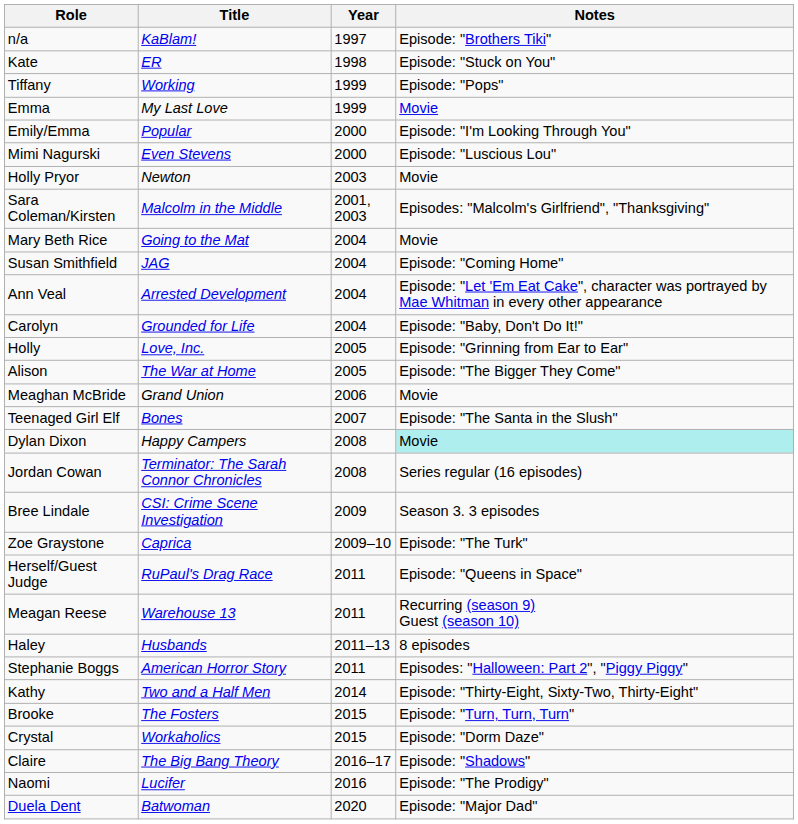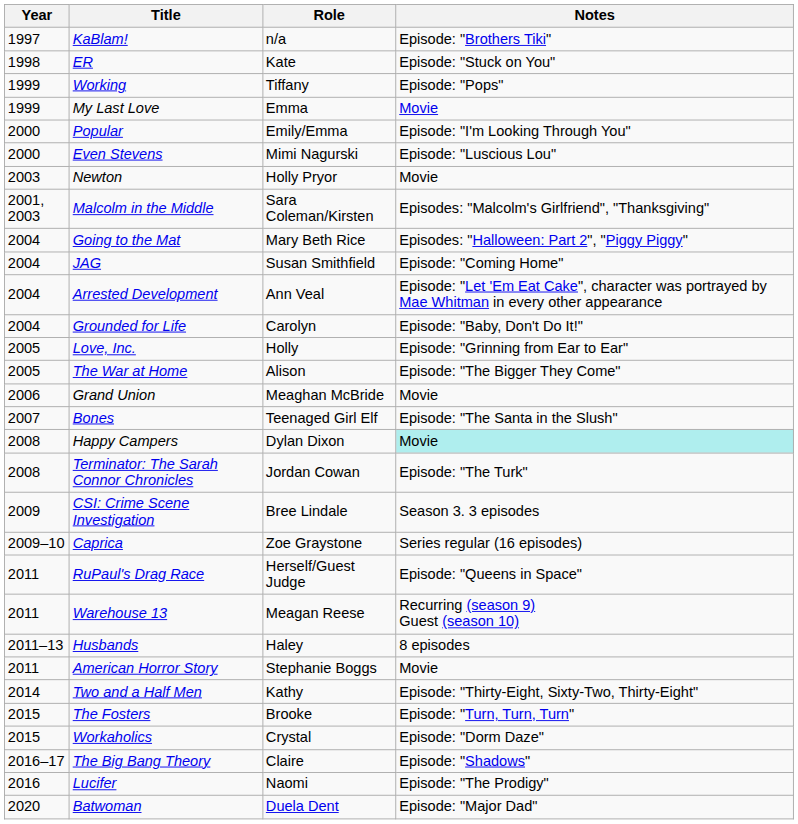columns swapped: (363, 16) <-> (71, 16)
(419, 240) Movie -> (544, 240) Episodes: "Halloween: Part 2", "Piggy Piggy"
(491, 472) Series regular (16 episodes) -> (463, 472) Episode: "The Turk"
(463, 543) Episode: "The Turk" -> (491, 543) Series regular (16 episodes)
(544, 668) Episodes: "Halloween: Part 2", "Piggy Piggy" -> (419, 668) Movie
